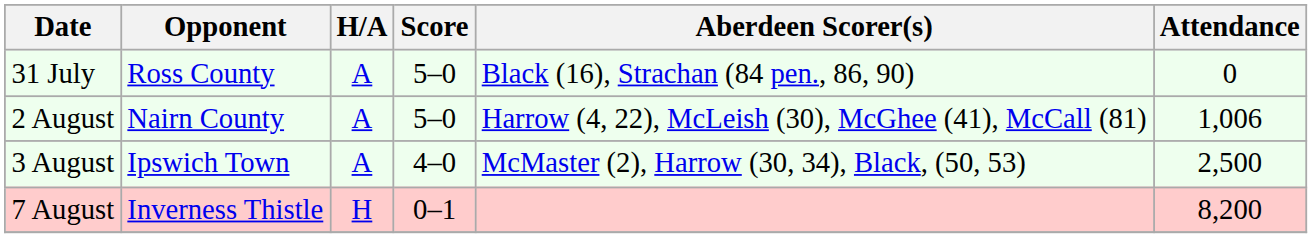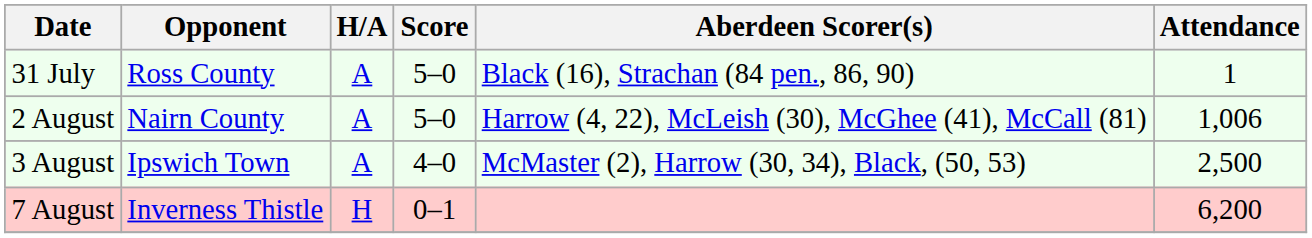(1230, 72) 0 -> (1230, 72) 1
(1230, 208) 8,200 -> (1230, 208) 6,200
